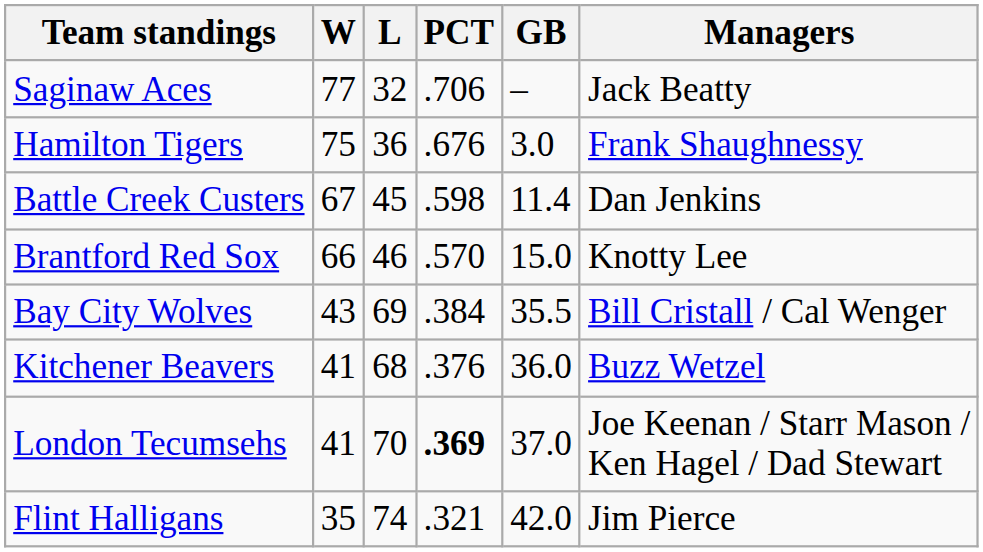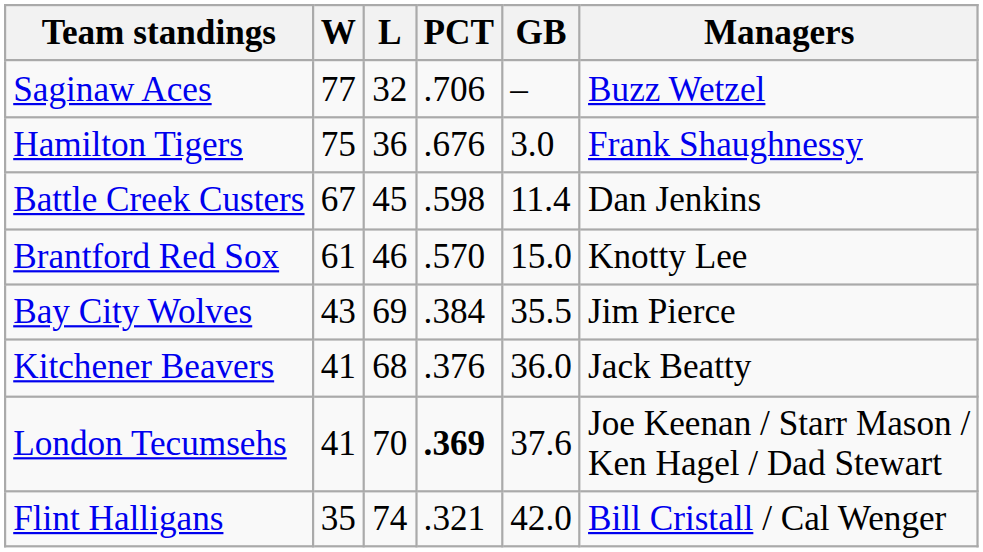(670, 88) Jack Beatty -> (677, 88) Buzz Wetzel
(338, 255) 66 -> (338, 255) 61
(767, 311) Bill Cristall / Cal Wenger -> (662, 311) Jim Pierce
(677, 367) Buzz Wetzel -> (670, 367) Jack Beatty
(541, 442) 37.0 -> (541, 442) 37.6
(662, 518) Jim Pierce -> (767, 518) Bill Cristall / Cal Wenger
